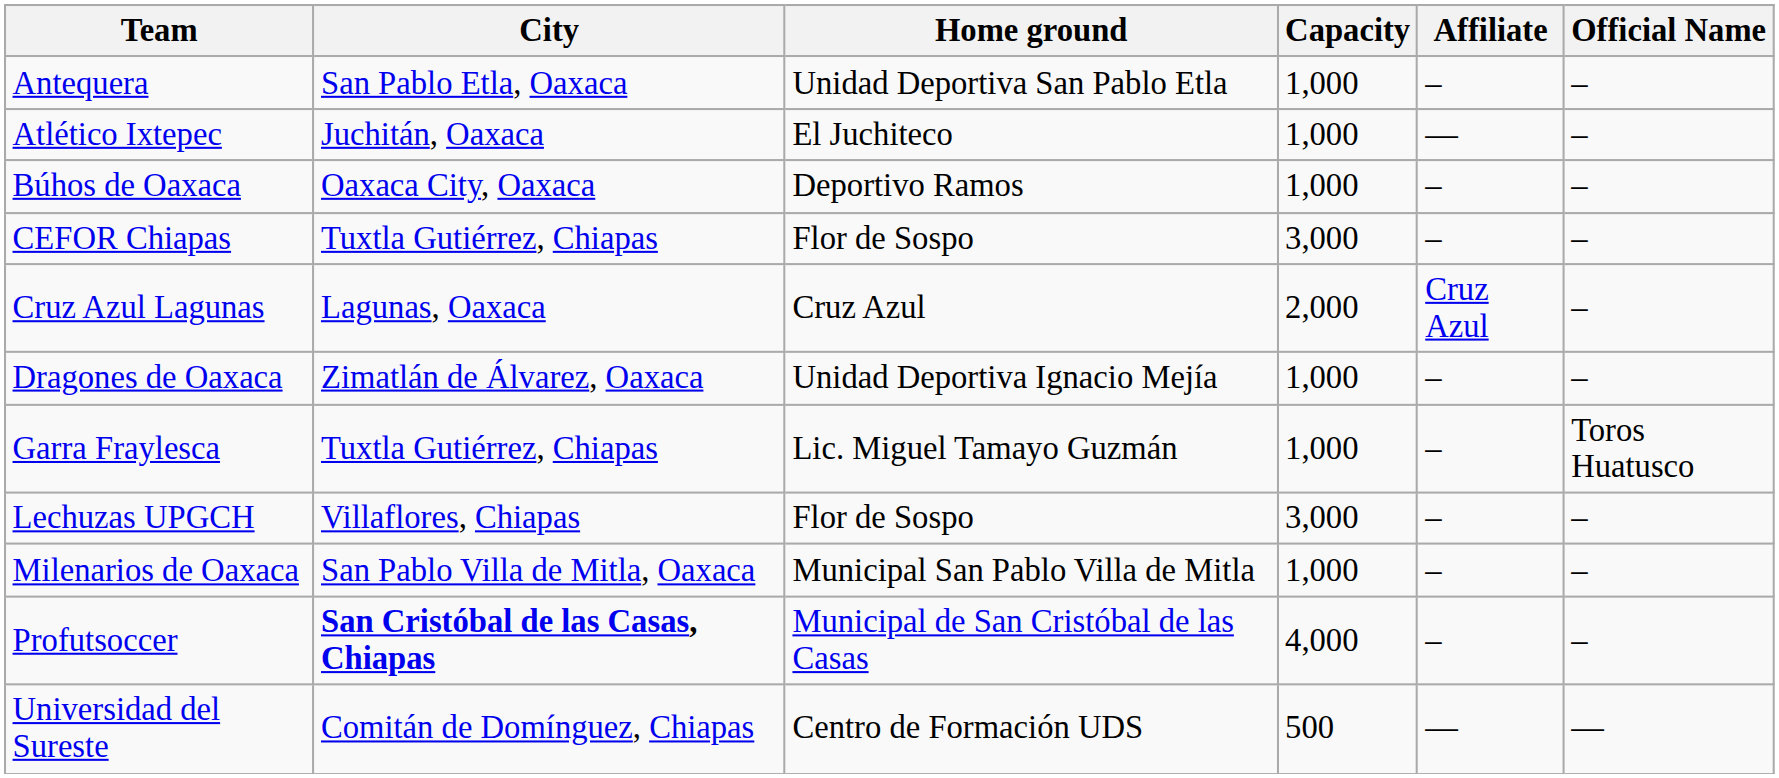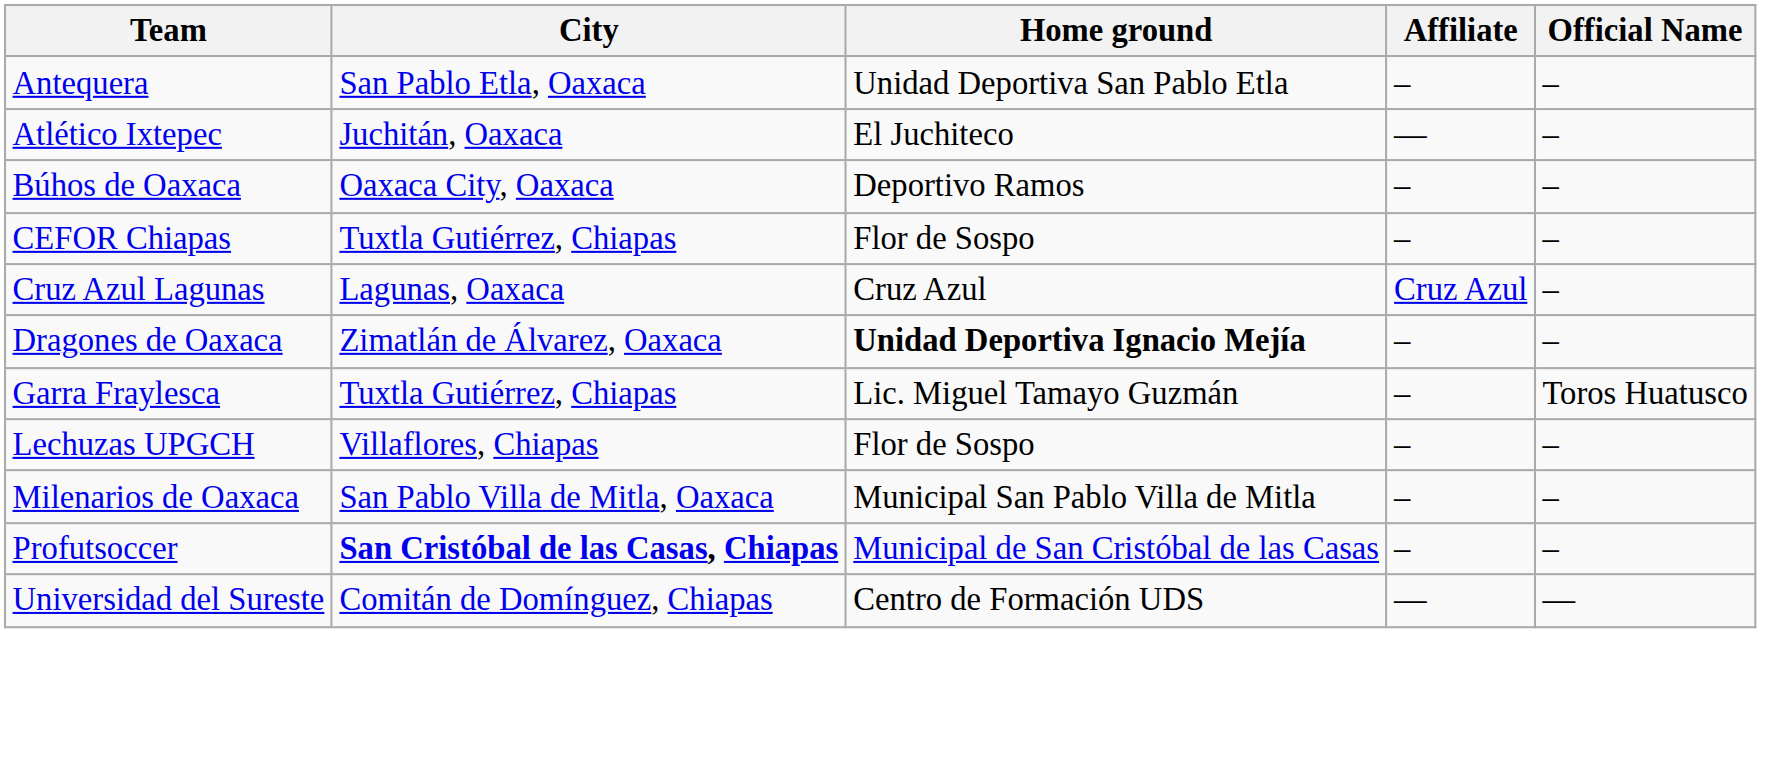- column: (1348, 30)
(1005, 377) normal -> (1079, 340) bold
